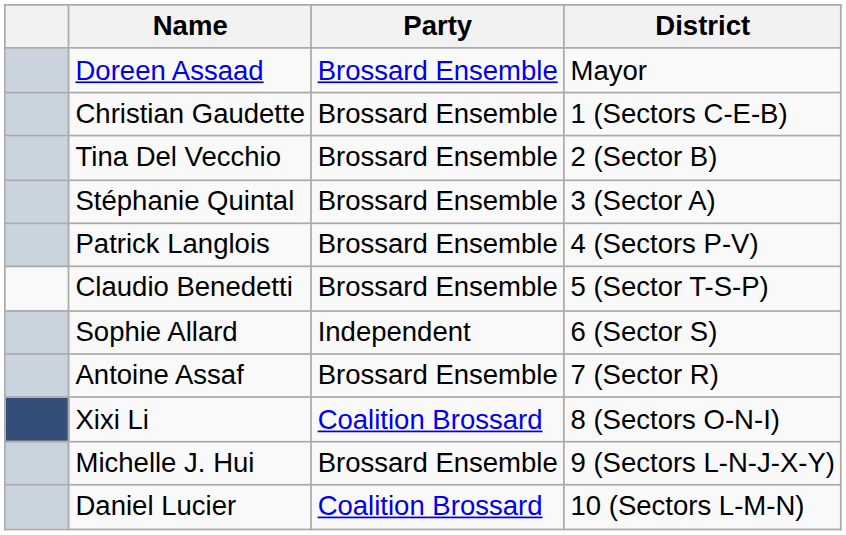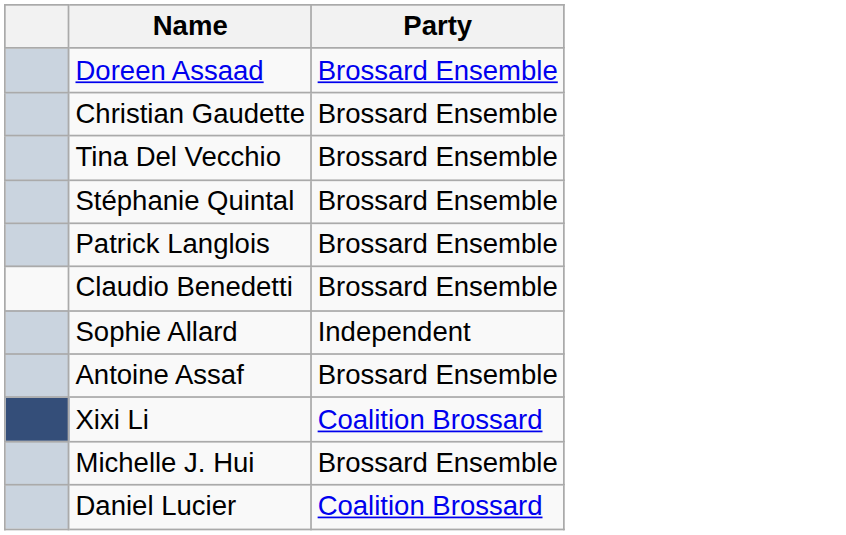- column: (703, 26)
